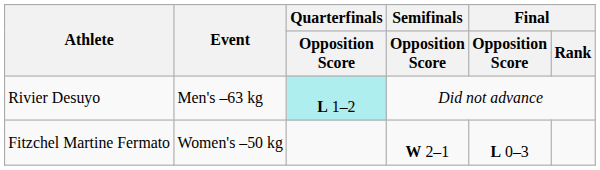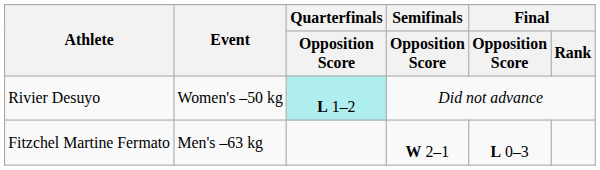(220, 98) Men's –63 kg -> (230, 98) Women's –50 kg
(230, 143) Women's –50 kg -> (220, 143) Men's –63 kg
